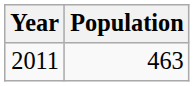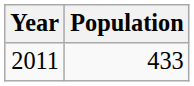(165, 61) 463 -> (165, 61) 433
